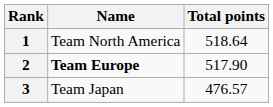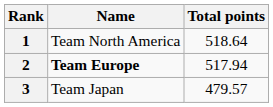(226, 65) 517.90 -> (226, 65) 517.94
(226, 89) 476.57 -> (226, 89) 479.57
